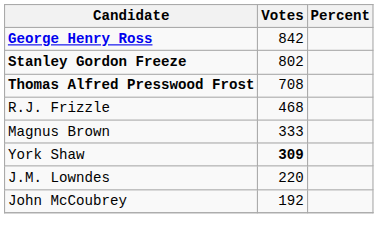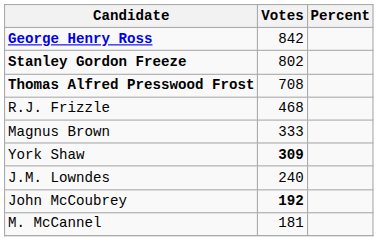(291, 178) 220 -> (291, 178) 240
(291, 201) normal -> (291, 201) bold
+ row: (55, 224)
